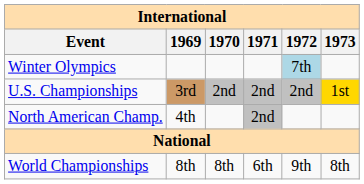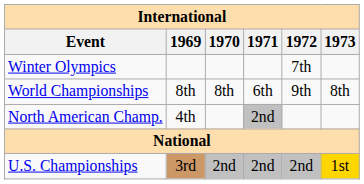(301, 66) lightblue background -> (301, 66) no background
rows swapped: (78, 166) <-> (73, 91)
